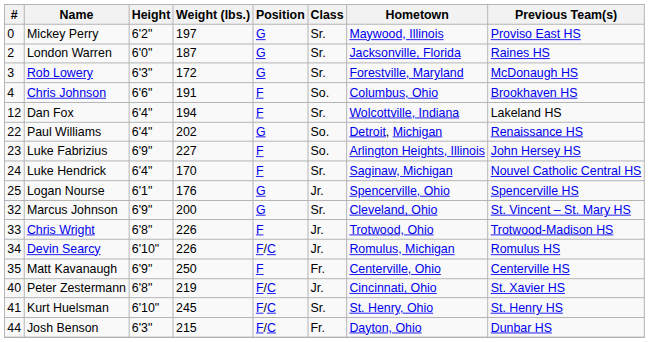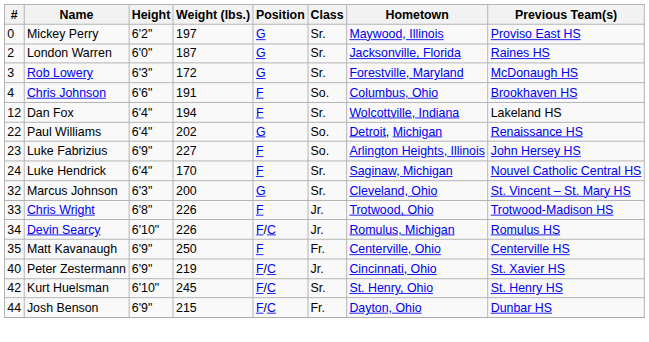- row: (66, 191)
(142, 210) 6'9" -> (142, 191) 6'3"
(142, 289) 6'8" -> (142, 269) 6'9"
(14, 308) 41 -> (14, 289) 42
(142, 328) 6'3" -> (142, 308) 6'9"
